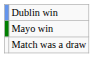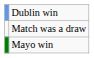rows swapped: (32, 28) <-> (49, 45)
